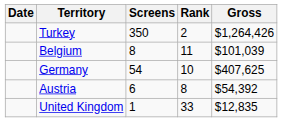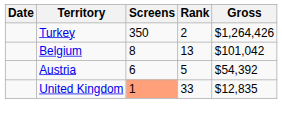(187, 51) 11 -> (187, 51) 13
(240, 51) $101,039 -> (240, 51) $101,042
- row: (64, 70)
(184, 88) 8 -> (184, 70) 5
(132, 107) no background -> (132, 88) lightsalmon background
